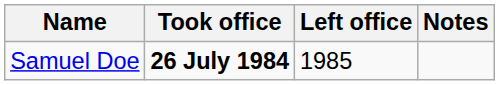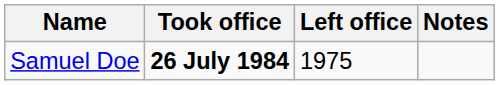(326, 60) 1985 -> (326, 60) 1975
